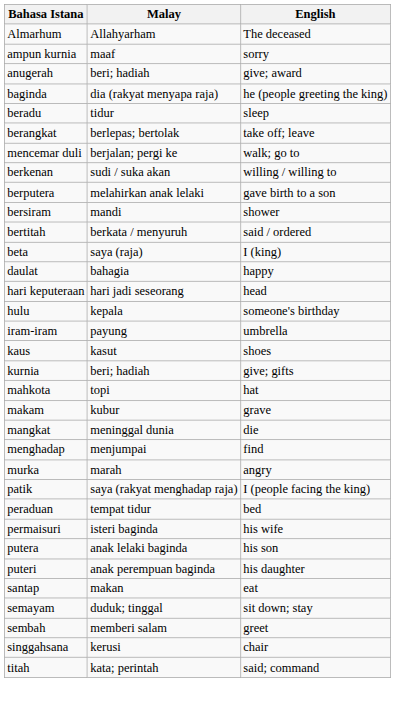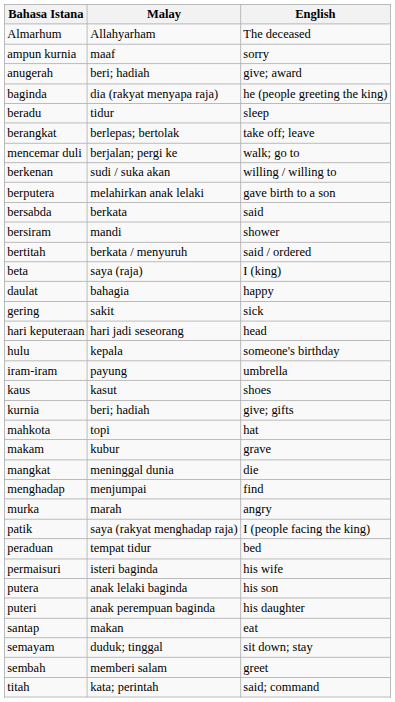+ row: (29, 212)
+ row: (23, 311)
- row: (38, 647)
